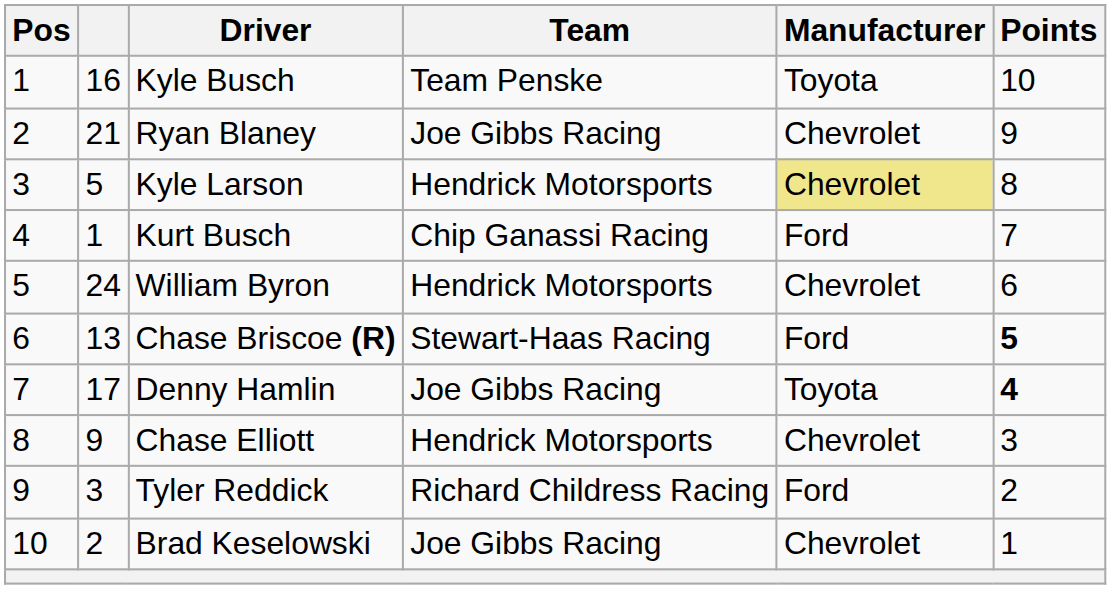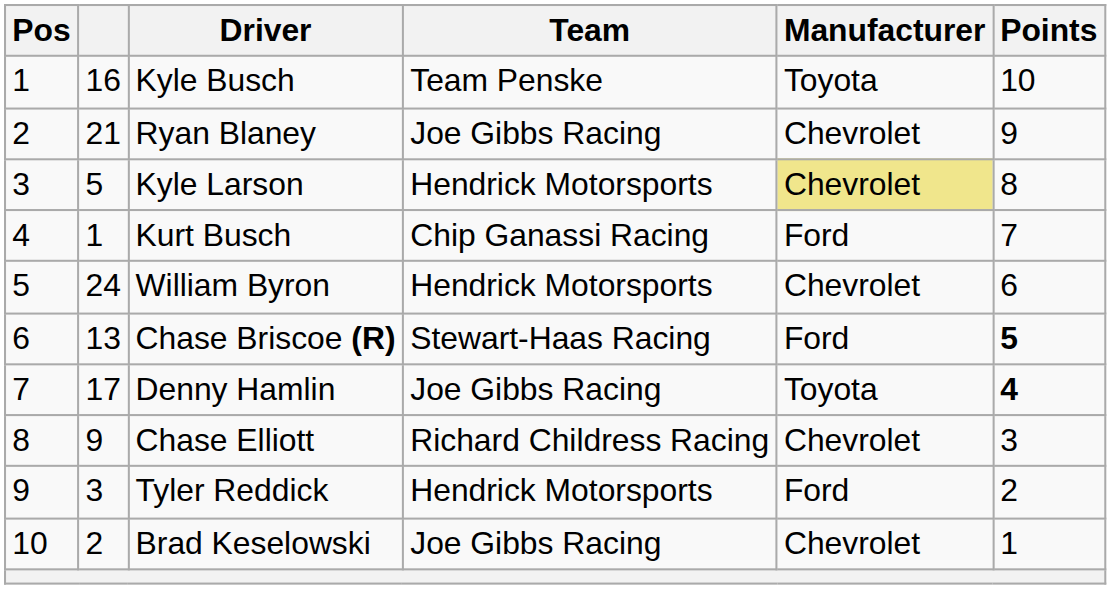(561, 439) Hendrick Motorsports -> (590, 439) Richard Childress Racing
(590, 491) Richard Childress Racing -> (561, 491) Hendrick Motorsports
